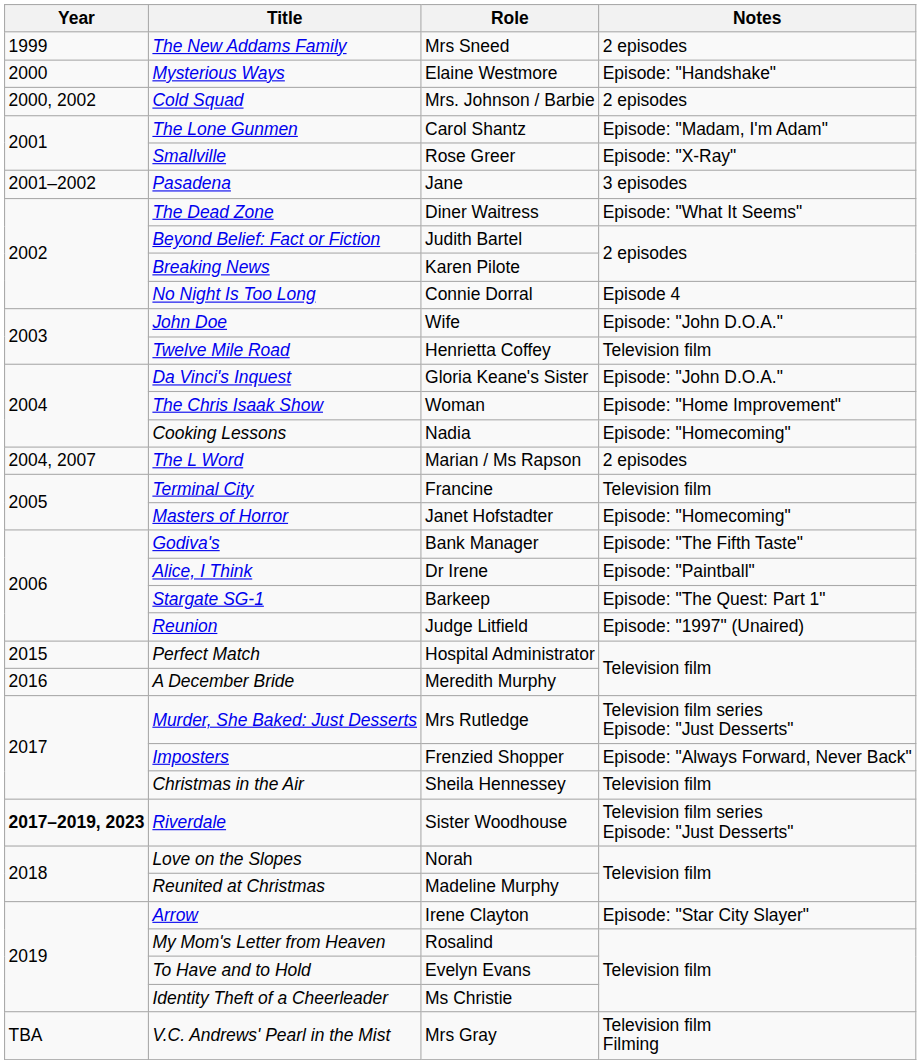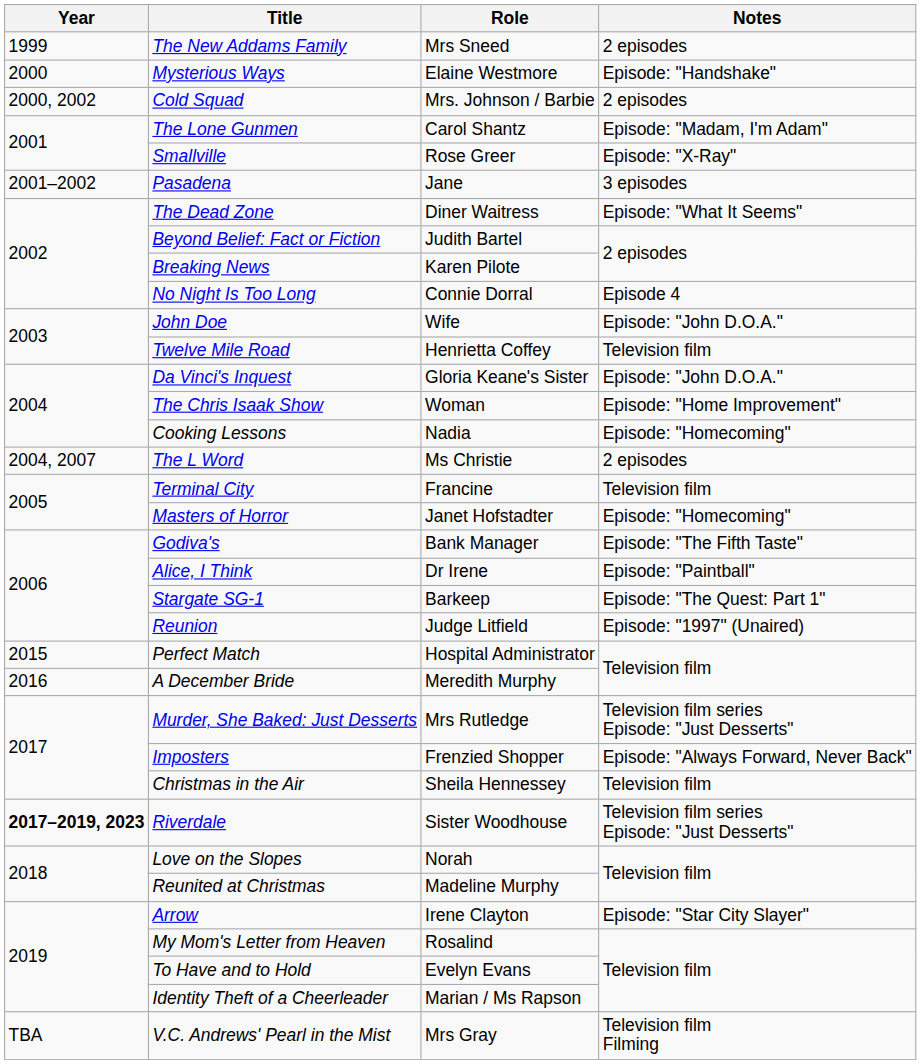(503, 460) Marian / Ms Rapson -> (469, 460) Ms Christie
(469, 997) Ms Christie -> (503, 997) Marian / Ms Rapson
